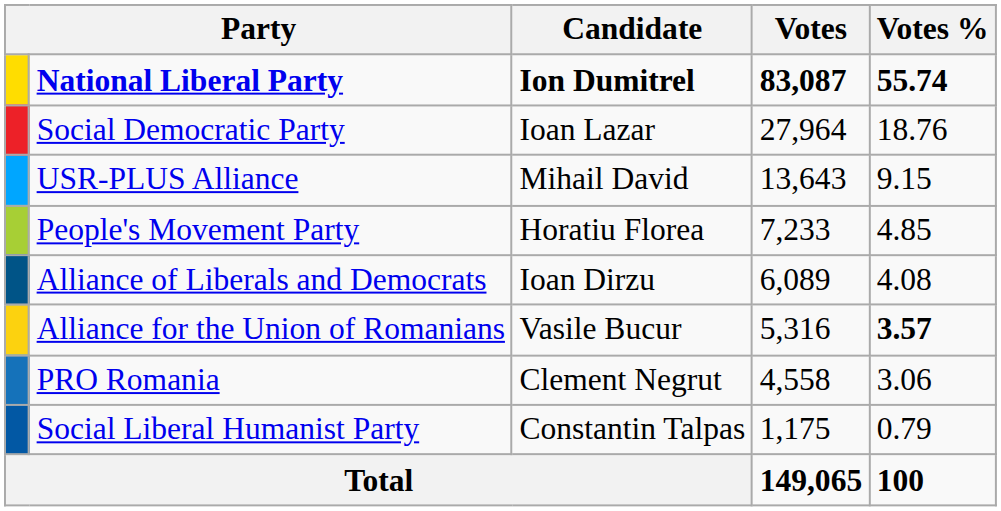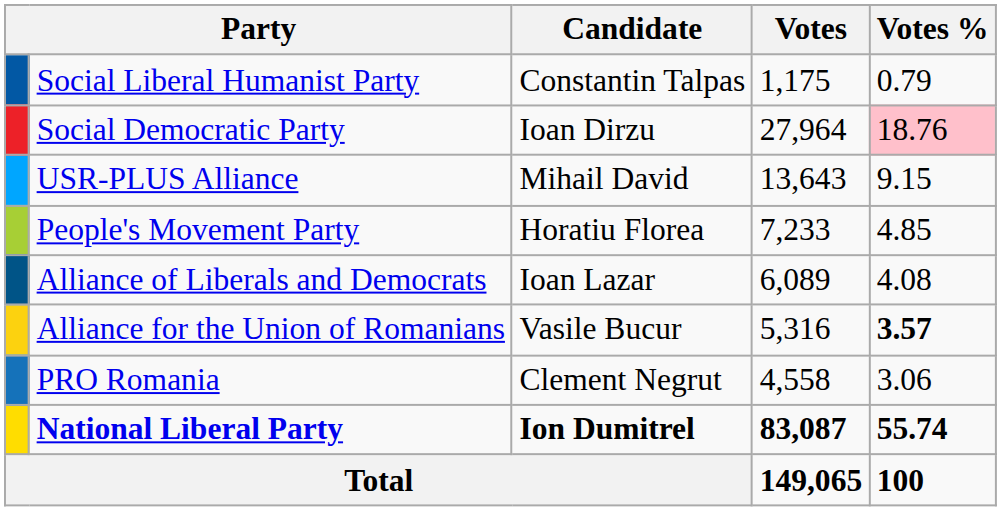rows swapped: (190, 79) <-> (228, 429)
(587, 129) Ioan Lazar -> (587, 129) Ioan Dirzu
(912, 129) no background -> (912, 129) pink background
(587, 279) Ioan Dirzu -> (587, 279) Ioan Lazar
